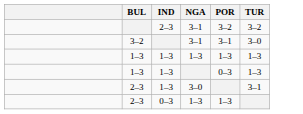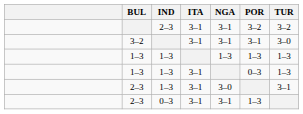+ column: (196, 12)
(196, 102) 1–3 -> (225, 102) 3–1
